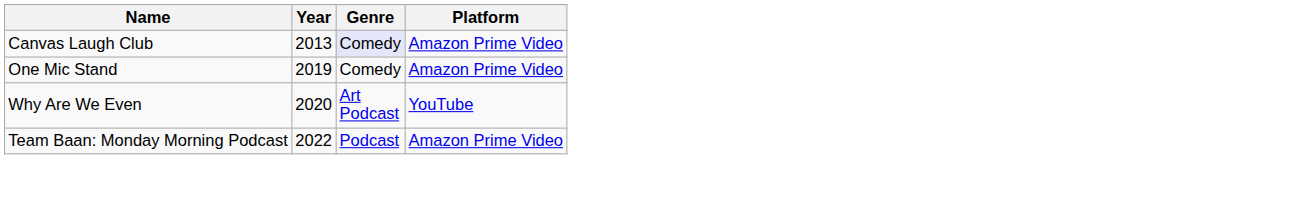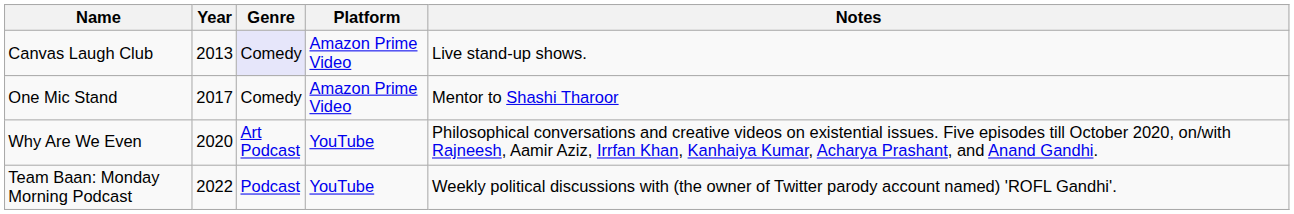+ column: (859, 17)
(314, 69) 2019 -> (215, 97) 2017
(486, 140) Amazon Prime Video -> (342, 187) YouTube
